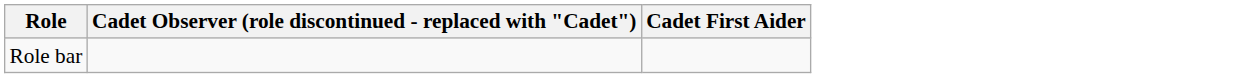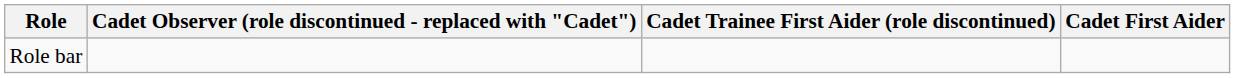+ column: (851, 21)
